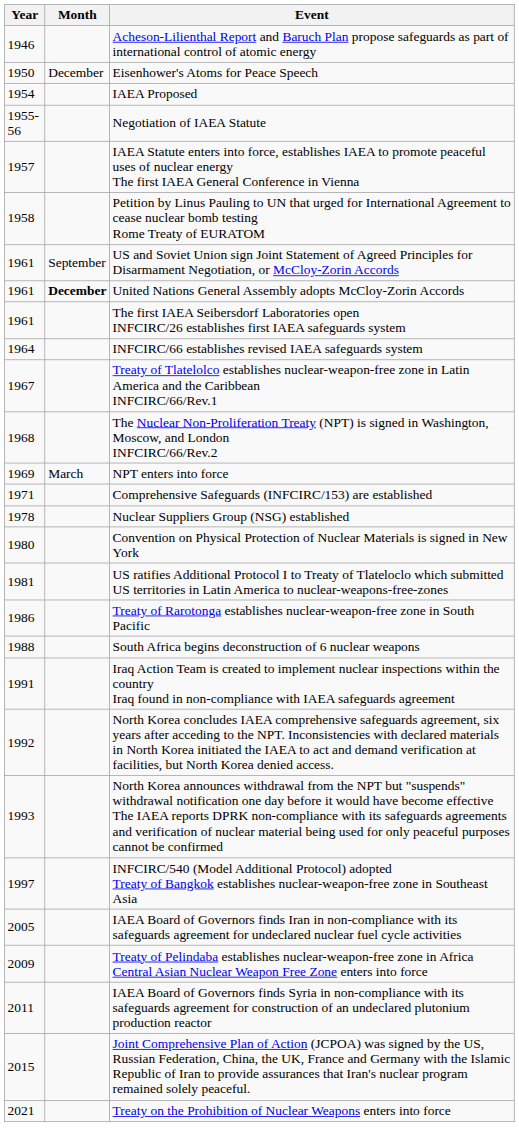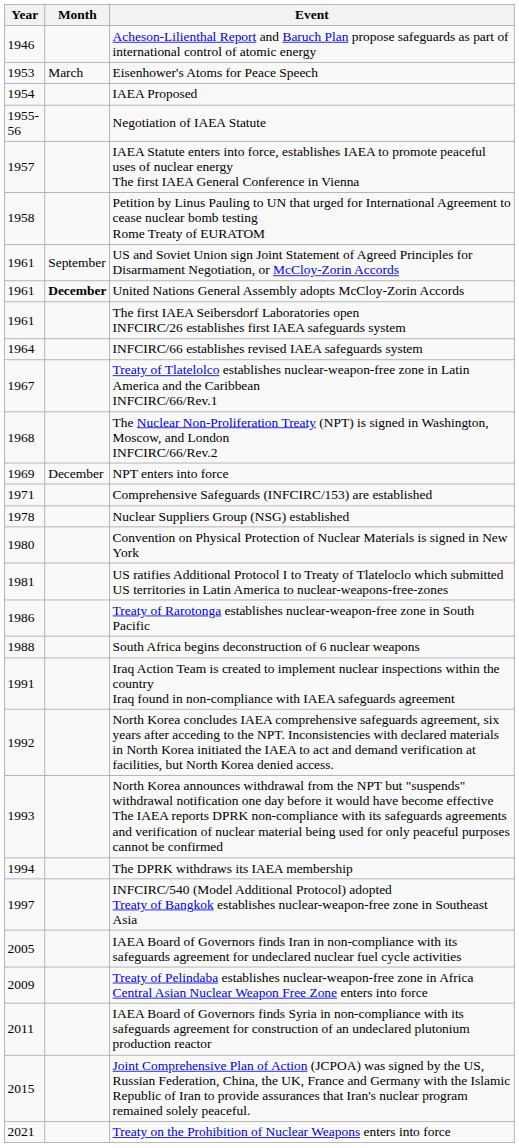(21, 72) 1950 -> (21, 72) 1953
(76, 72) December -> (66, 72) March
(66, 473) March -> (76, 473) December
+ row: (233, 868)
